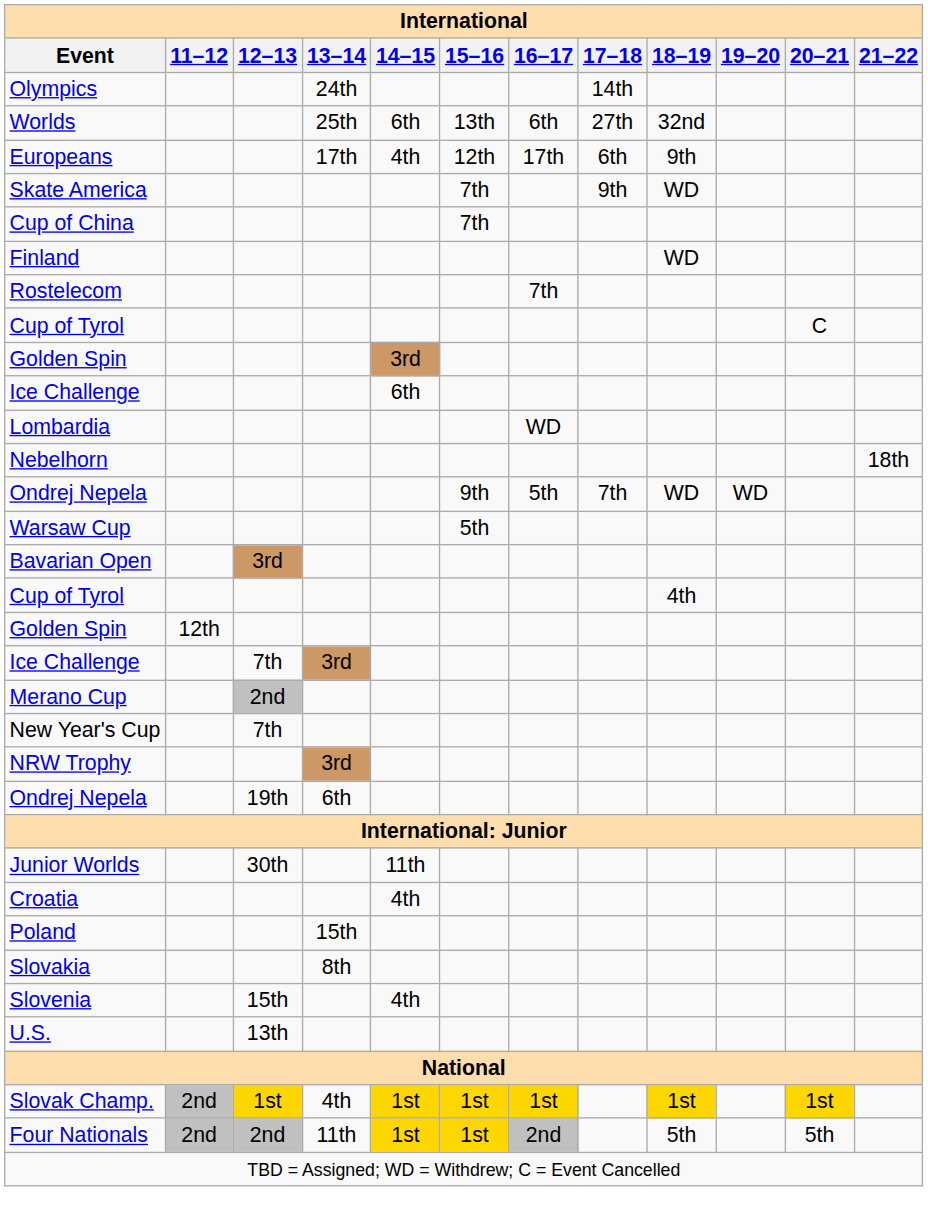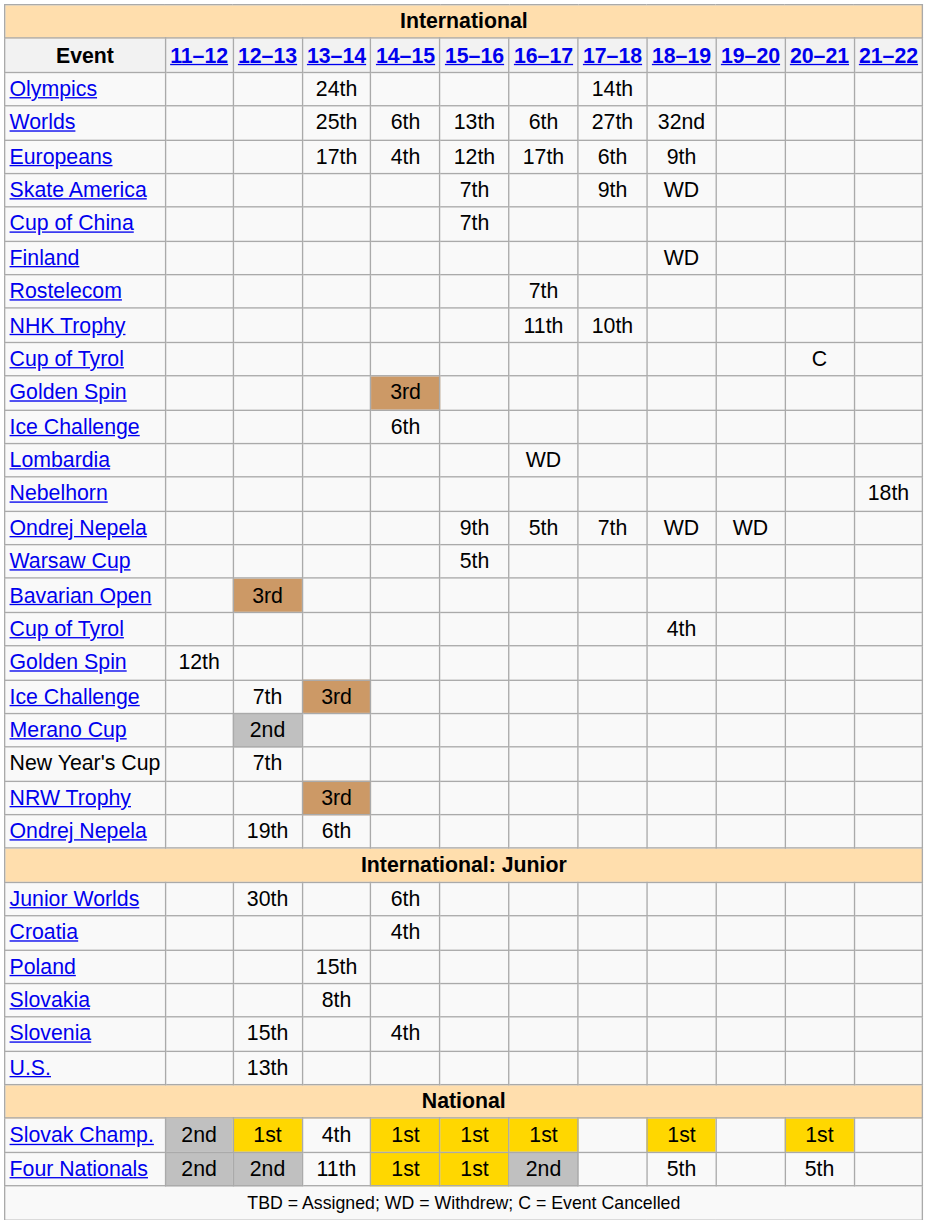+ row: (68, 325)
(406, 865) 11th -> (406, 898) 6th
